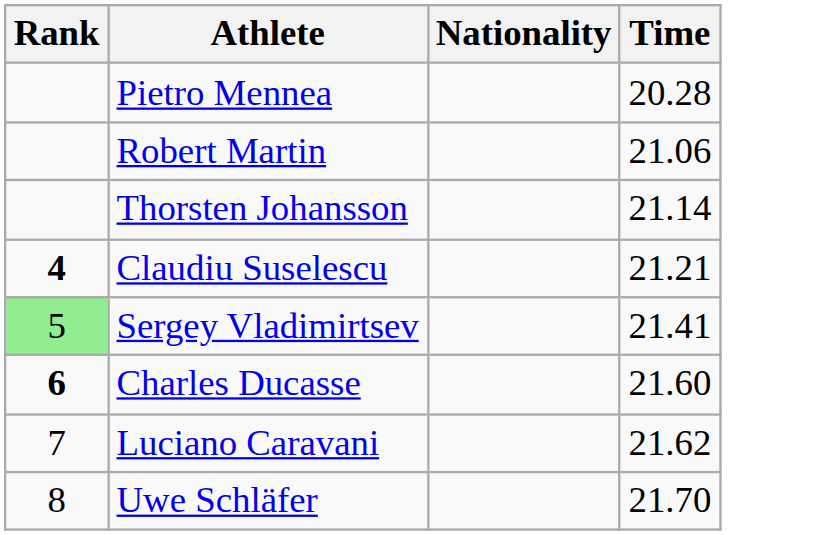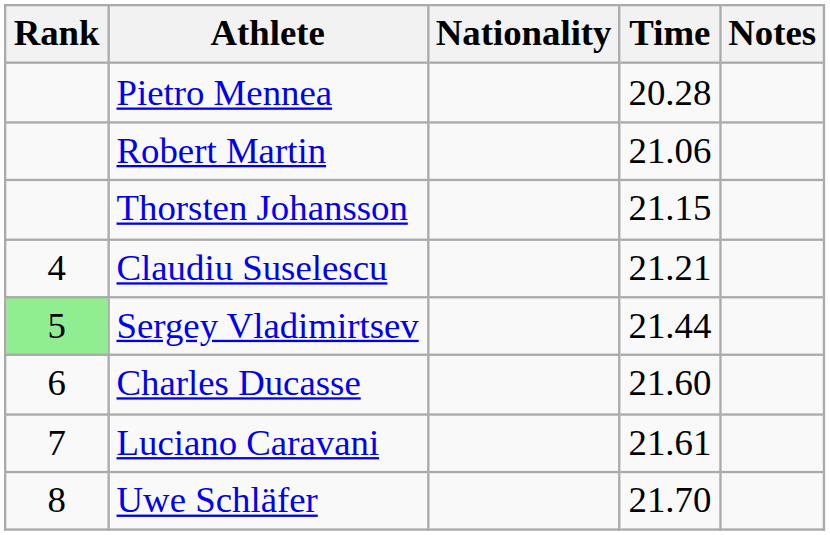+ column: (772, 33)
(670, 208) 21.14 -> (670, 208) 21.15
(57, 267) bold -> (57, 267) normal
(670, 325) 21.41 -> (670, 325) 21.44
(57, 383) bold -> (57, 383) normal
(670, 442) 21.62 -> (670, 442) 21.61
